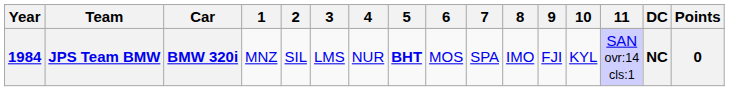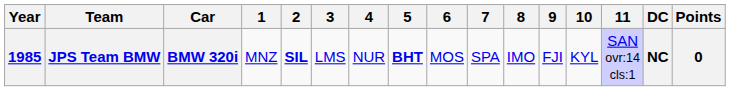(25, 57) 1984 -> (25, 57) 1985
(296, 57) normal -> (296, 57) bold
